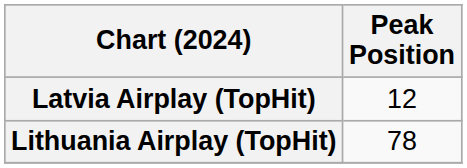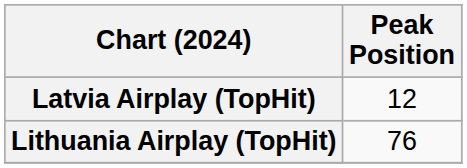(402, 141) 78 -> (402, 141) 76
